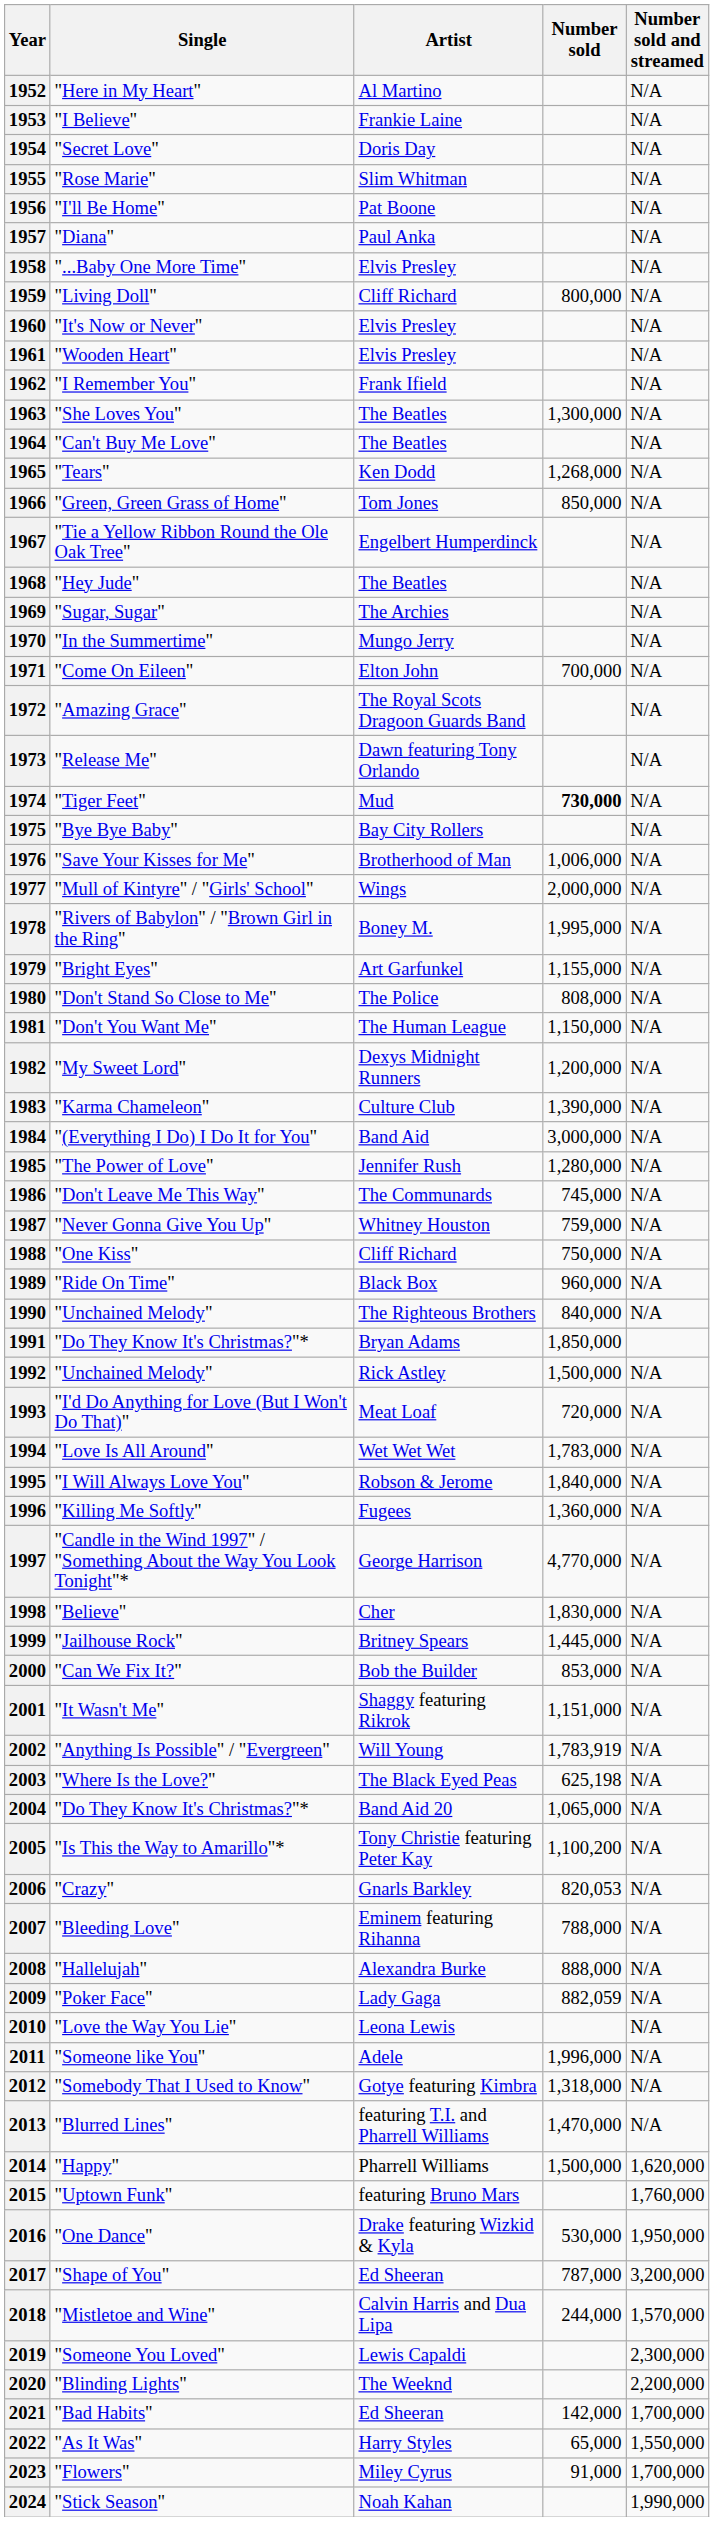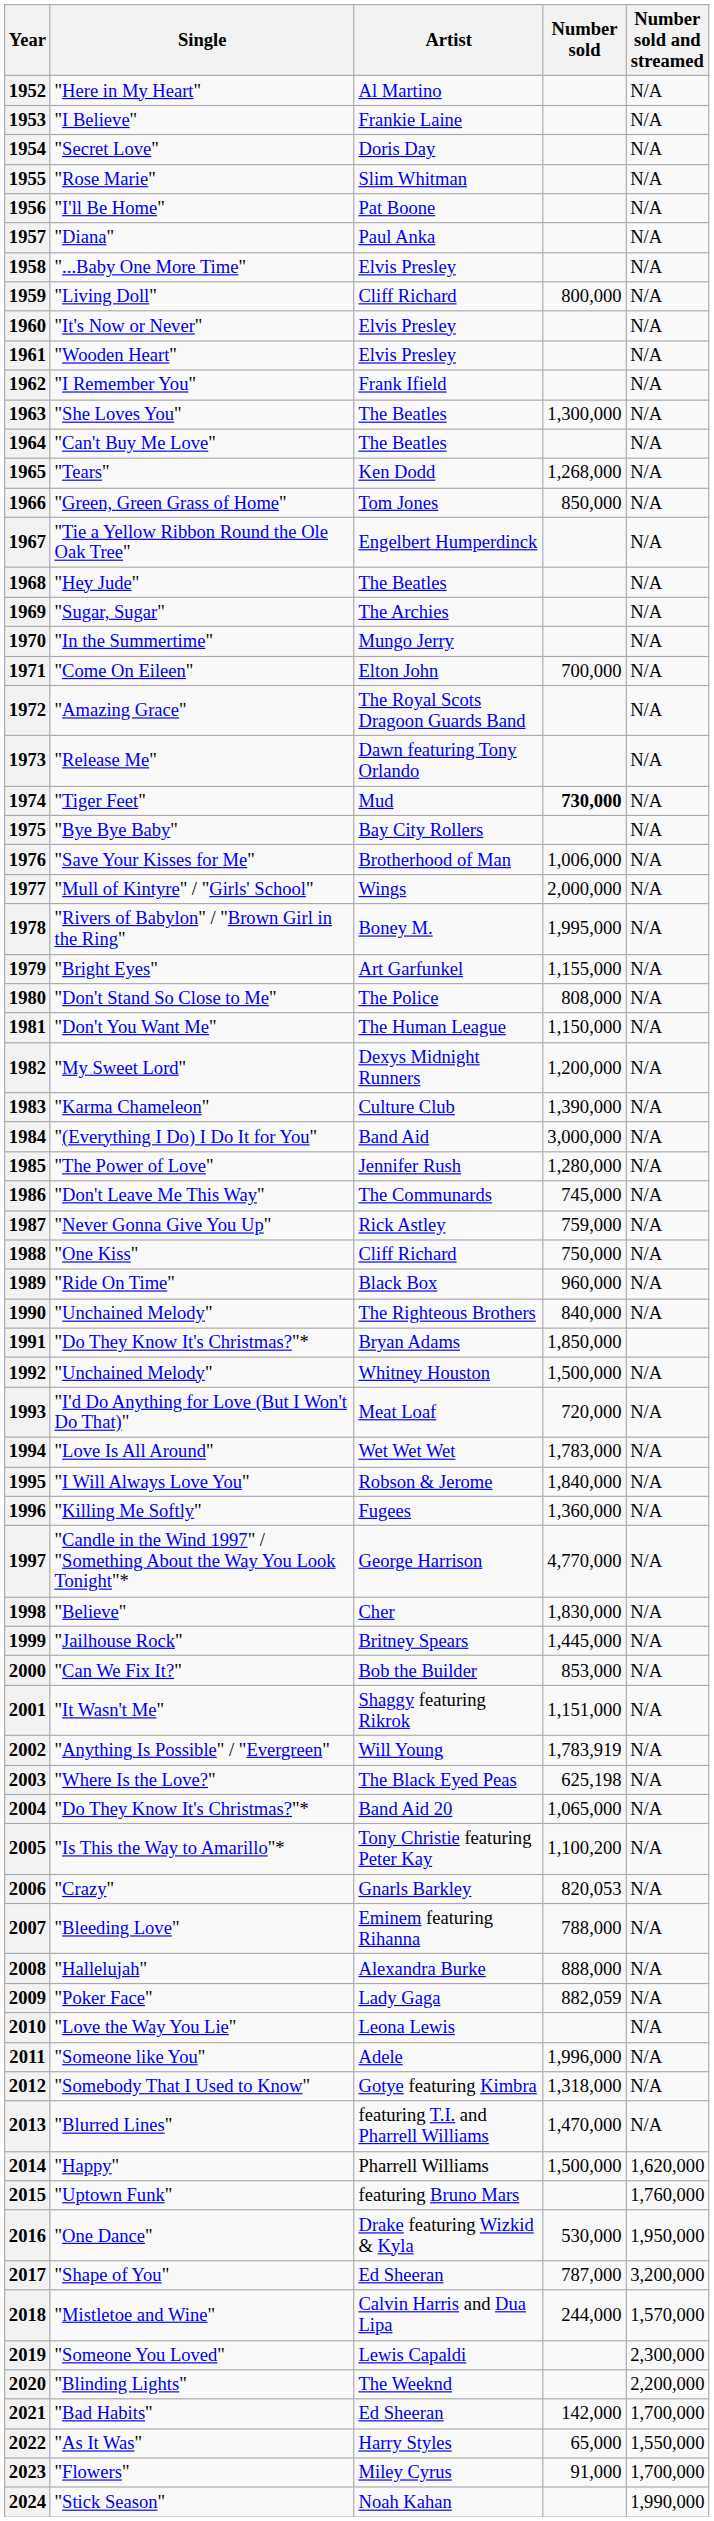(424, 1225) Whitney Houston -> (402, 1225) Rick Astley
(402, 1372) Rick Astley -> (424, 1372) Whitney Houston
